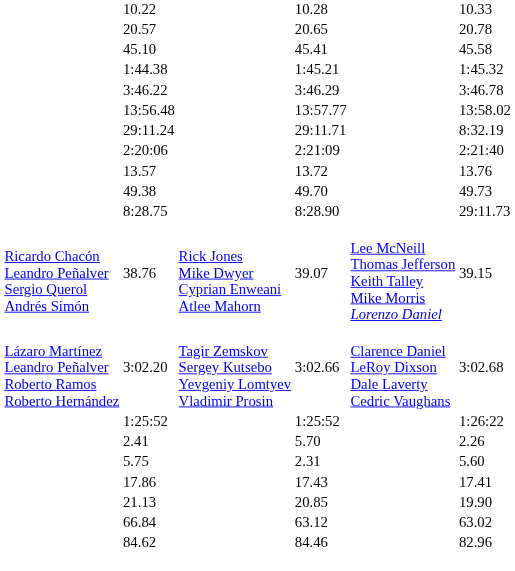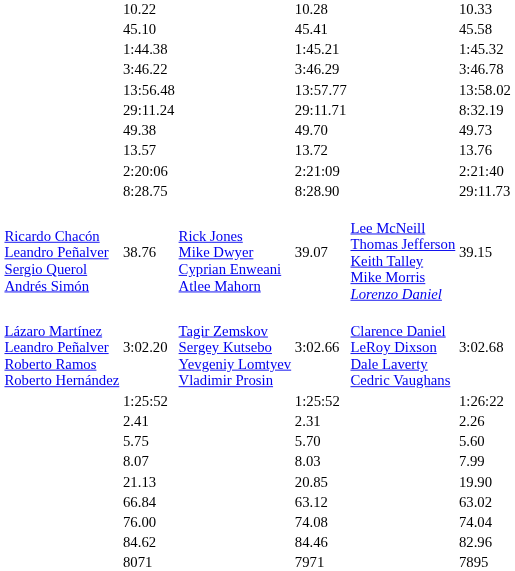- row: (140, 29)
rows swapped: (145, 150) <-> (140, 191)
(308, 441) 5.70 -> (308, 421) 2.31
(308, 461) 2.31 -> (308, 441) 5.70
+ row: (136, 461)
- row: (140, 481)
+ row: (140, 522)
+ row: (138, 562)
